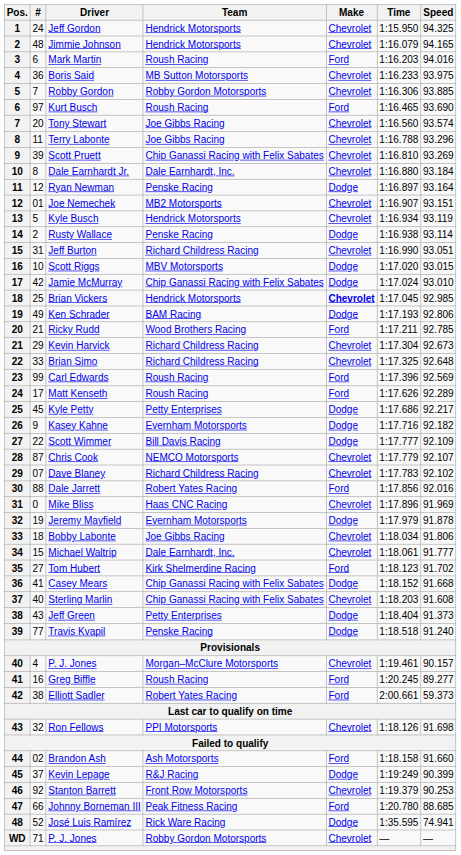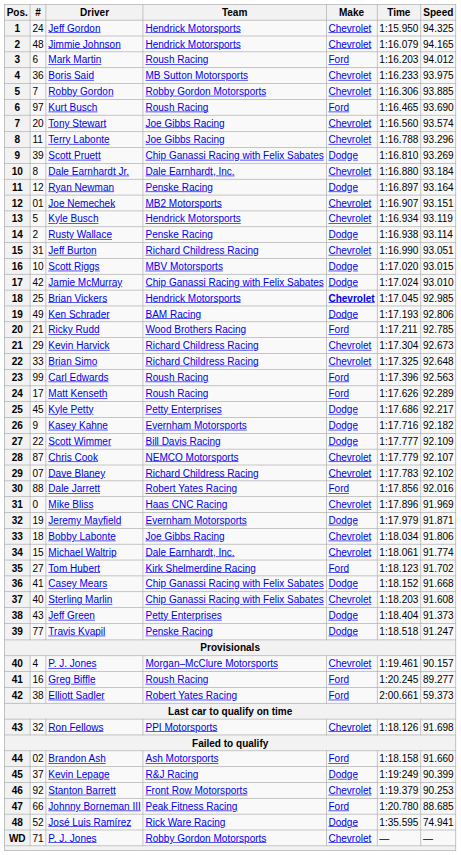(438, 60) 94.016 -> (438, 60) 94.012
(350, 155) Chevrolet -> (343, 155) Dodge
(438, 378) 92.569 -> (438, 378) 92.563
(438, 521) 91.878 -> (438, 521) 91.871
(438, 552) 91.777 -> (438, 552) 91.774
(438, 632) 91.240 -> (438, 632) 91.247
